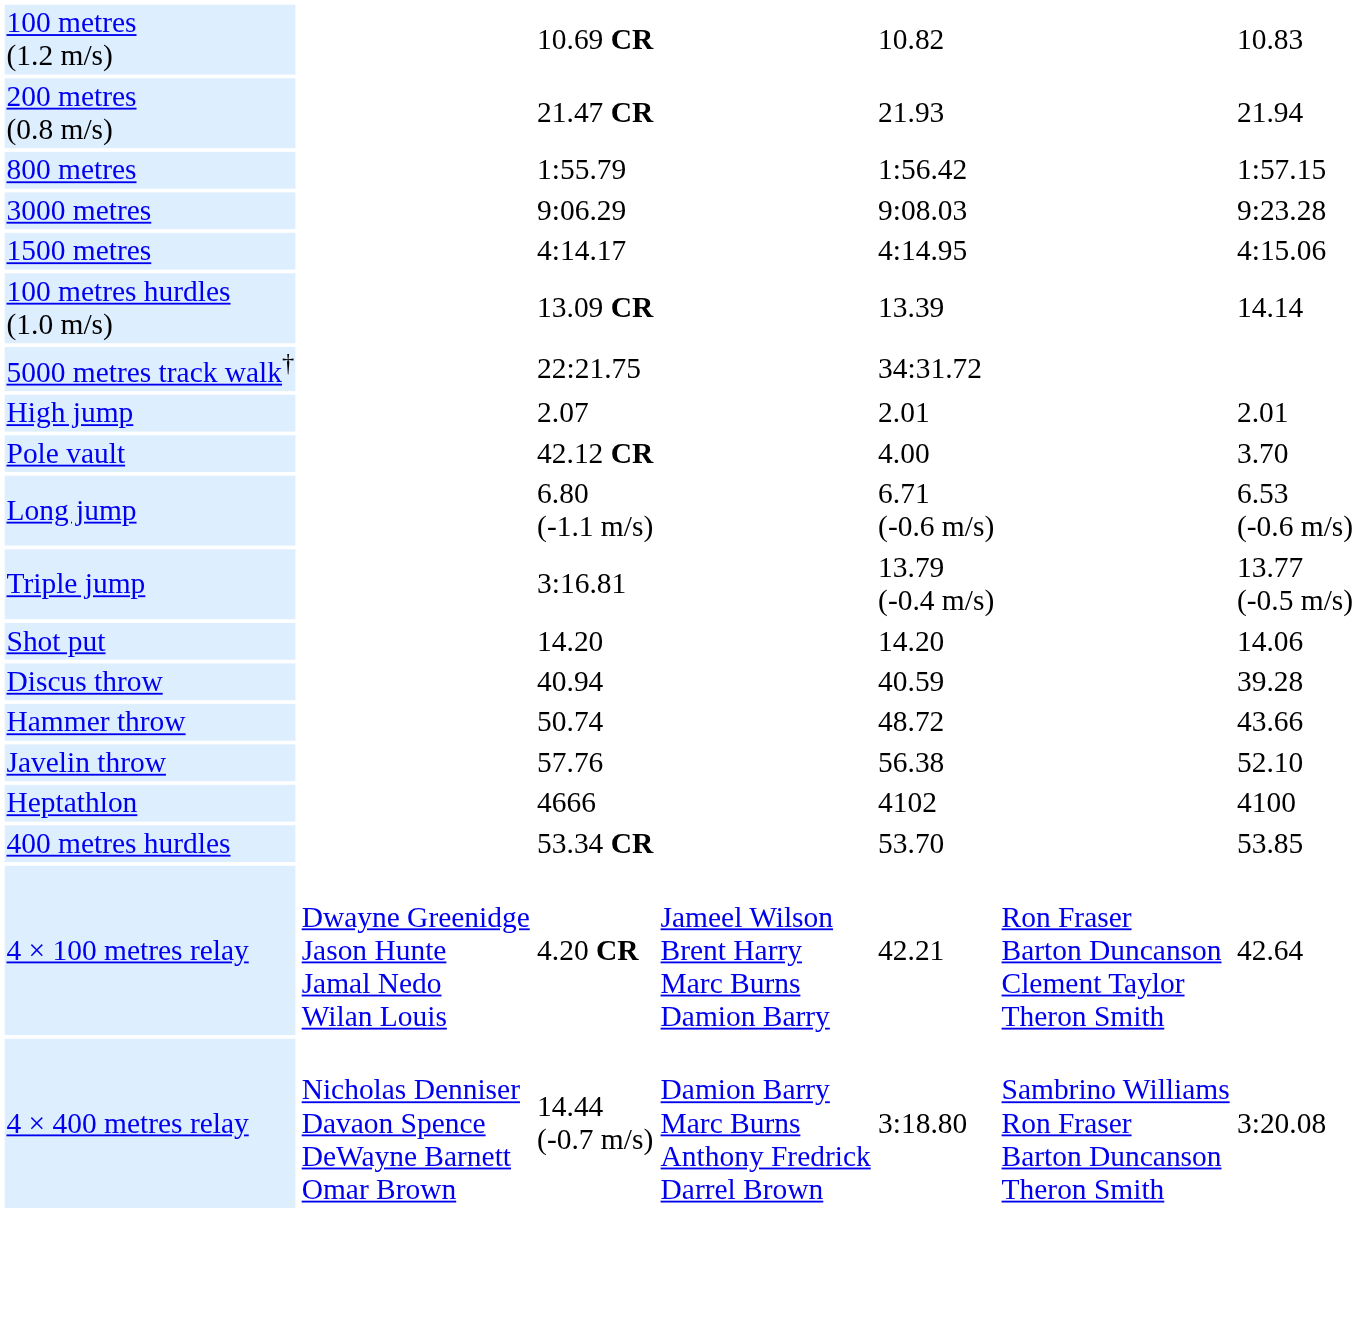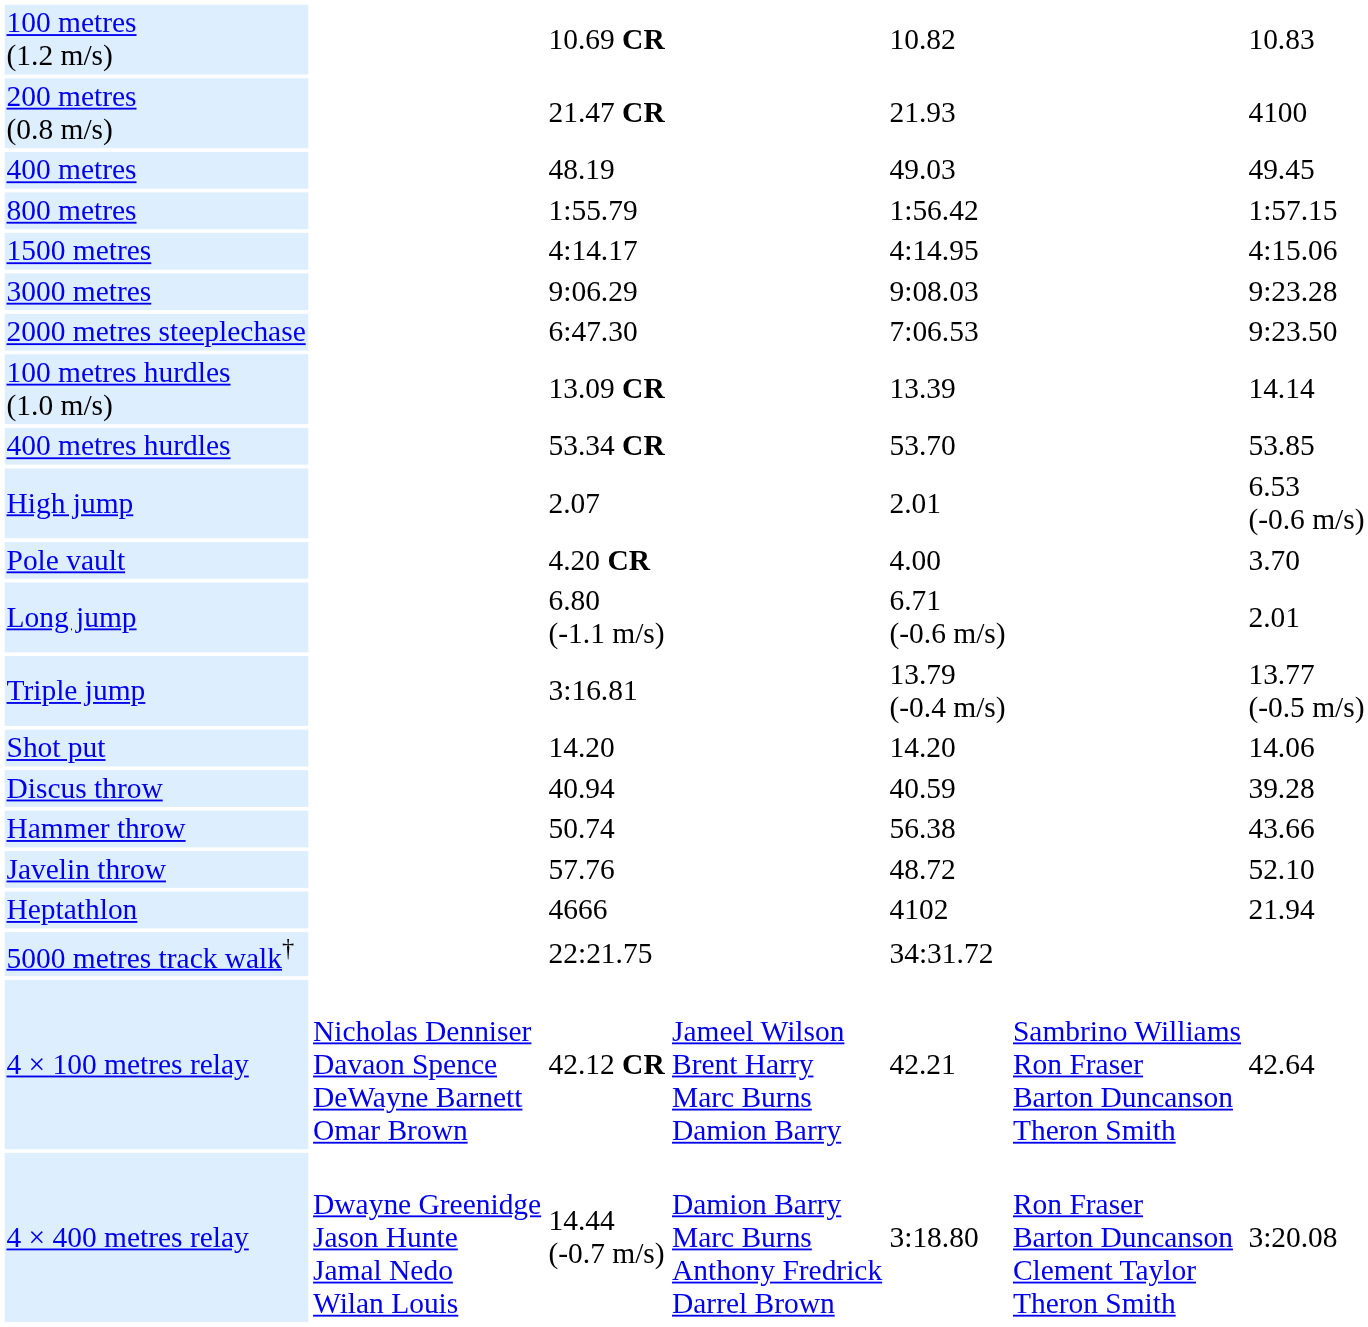(1270, 112) 21.94 -> (1278, 112) 4100
+ row: (72, 169)
rows swapped: (79, 250) <-> (79, 210)
+ row: (156, 331)
rows swapped: (119, 843) <-> (150, 368)
(1263, 413) 2.01 -> (1306, 502) 6.53 (-0.6 m/s)
(595, 453) 42.12 CR -> (599, 559) 4.20 CR
(1295, 510) 6.53 (-0.6 m/s) -> (1274, 616) 2.01
(911, 722) 48.72 -> (923, 828) 56.38
(911, 762) 56.38 -> (923, 869) 48.72
(1266, 803) 4100 -> (1282, 909) 21.94
(416, 967) Dwayne Greenidge Jason Hunte Jamal Nedo Wilan Louis -> (422, 1081) Nicholas Denniser Davaon Spence DeWayne Barnett Omar Brown
(588, 950) 4.20 CR -> (607, 1064) 42.12 CR
(1112, 967) Ron Fraser Barton Duncanson Clement Taylor Theron Smith -> (1127, 1081) Sambrino Williams Ron Fraser Barton Duncanson Theron Smith
(411, 1140) Nicholas Denniser Davaon Spence DeWayne Barnett Omar Brown -> (427, 1254) Dwayne Greenidge Jason Hunte Jamal Nedo Wilan Louis
(1116, 1140) Sambrino Williams Ron Fraser Barton Duncanson Theron Smith -> (1123, 1254) Ron Fraser Barton Duncanson Clement Taylor Theron Smith
